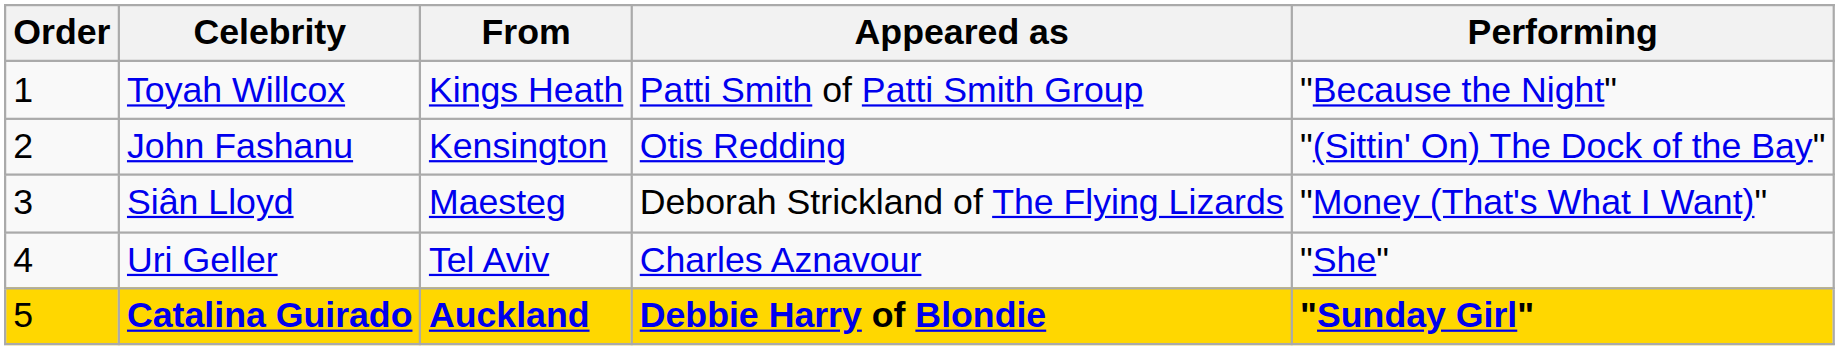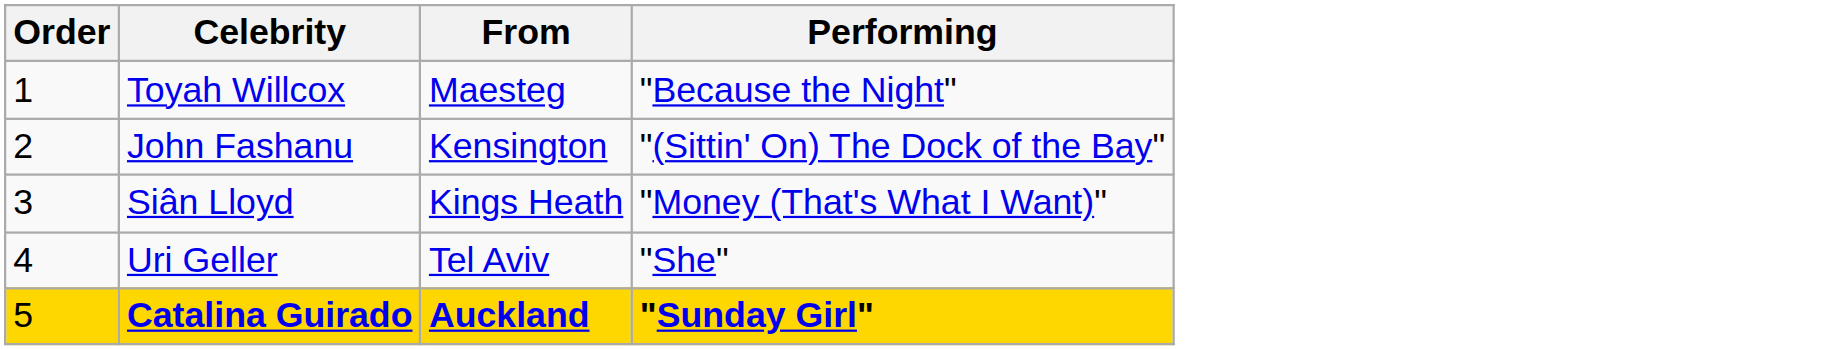- column: (962, 32)
(526, 89) Kings Heath -> (497, 89) Maesteg
(497, 202) Maesteg -> (526, 202) Kings Heath
